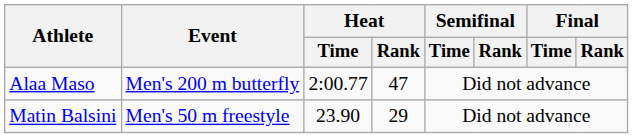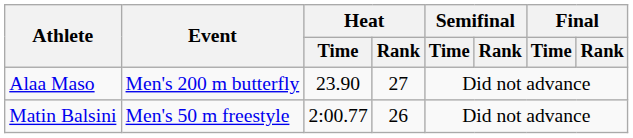(338, 83) 2:00.77 -> (338, 83) 23.90
(398, 83) 47 -> (398, 83) 27
(338, 116) 23.90 -> (338, 116) 2:00.77
(398, 116) 29 -> (398, 116) 26
